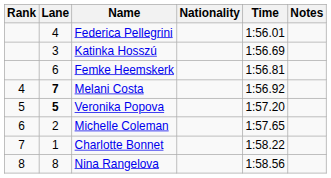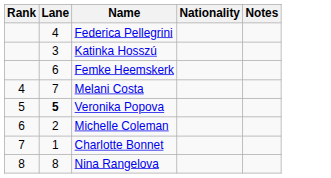- column: (265, 13)
(55, 88) bold -> (55, 88) normal
